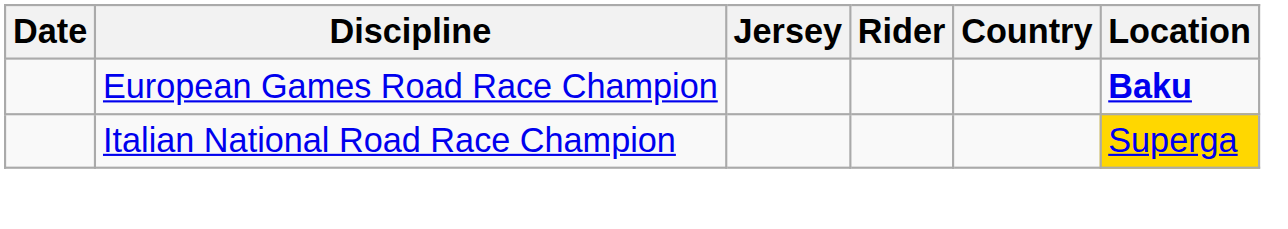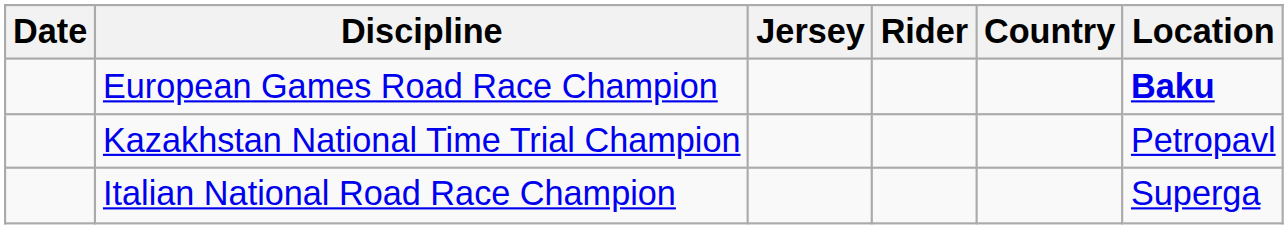+ row: (422, 140)
(1173, 140) gold background -> (1196, 194) no background
